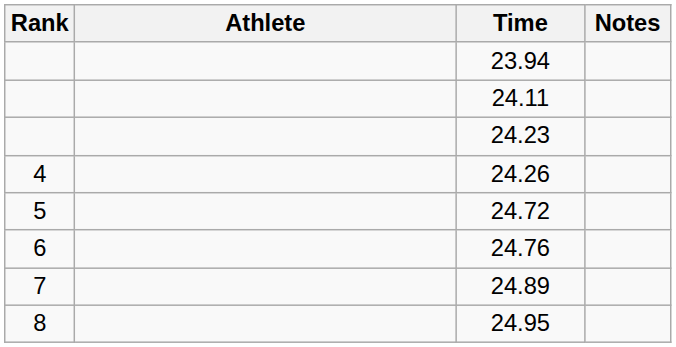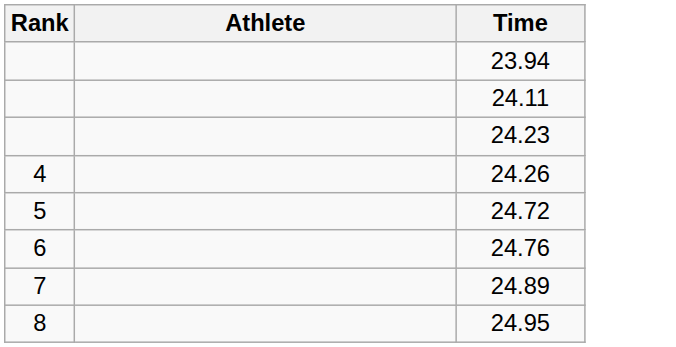- column: (628, 23)
